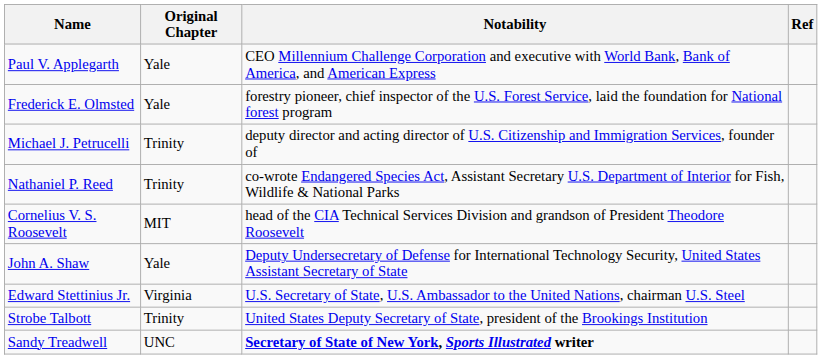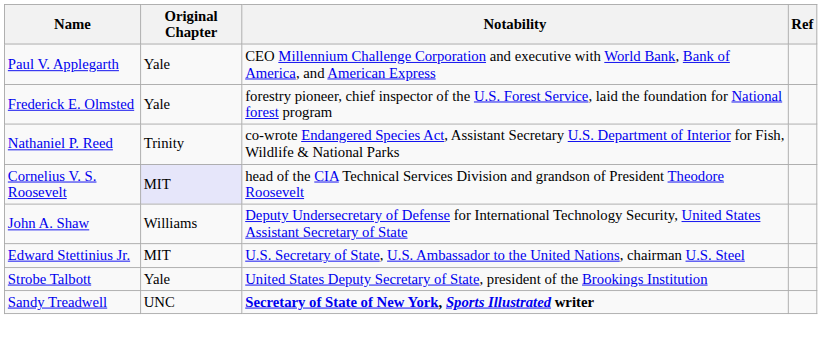- row: (69, 144)
(157, 223) no background -> (157, 184) lavender background
(157, 263) Yale -> (170, 223) Williams
(168, 295) Virginia -> (157, 255) MIT
(164, 318) Trinity -> (157, 278) Yale
